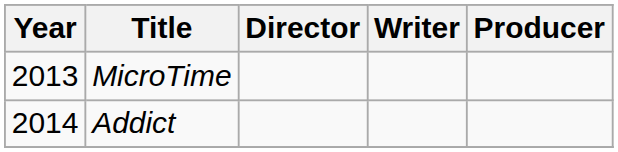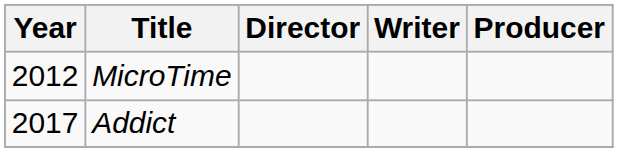(45, 75) 2013 -> (45, 75) 2012
(45, 123) 2014 -> (45, 123) 2017
